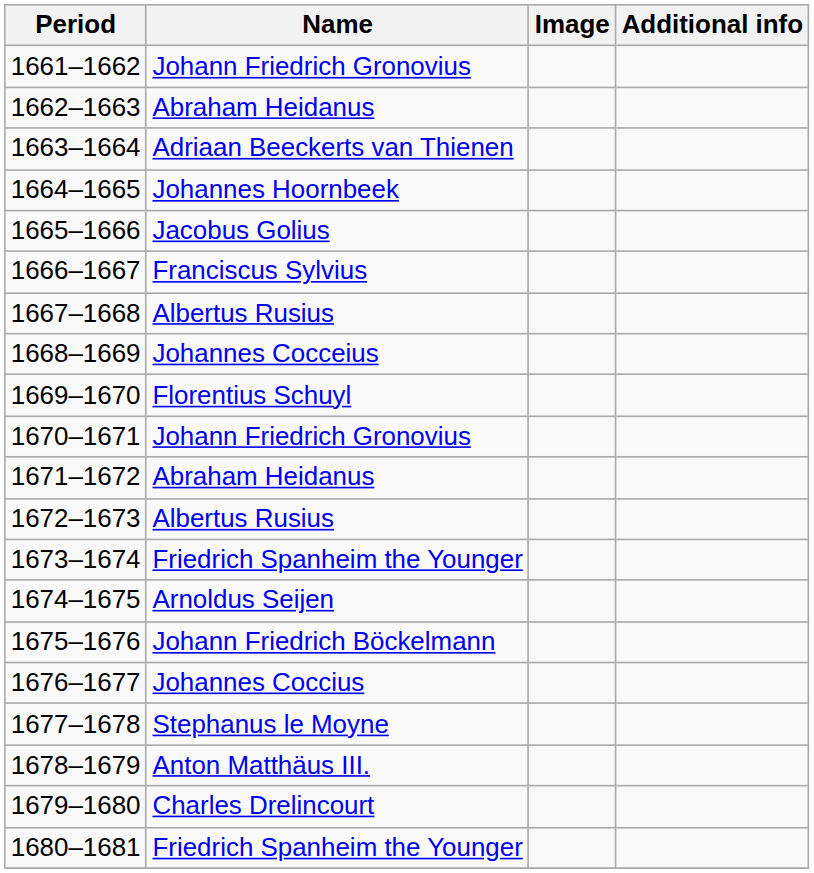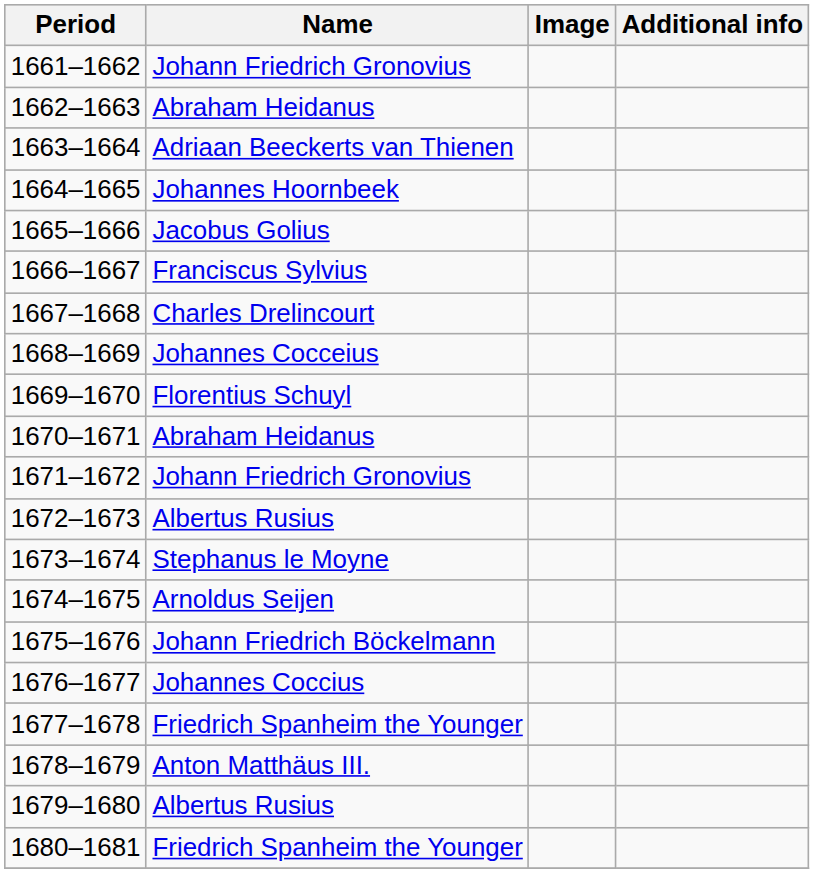(243, 312) Albertus Rusius -> (263, 312) Charles Drelincourt
(312, 436) Johann Friedrich Gronovius -> (263, 436) Abraham Heidanus
(263, 477) Abraham Heidanus -> (312, 477) Johann Friedrich Gronovius
(338, 559) Friedrich Spanheim the Younger -> (271, 559) Stephanus le Moyne
(271, 723) Stephanus le Moyne -> (338, 723) Friedrich Spanheim the Younger
(263, 806) Charles Drelincourt -> (243, 806) Albertus Rusius
